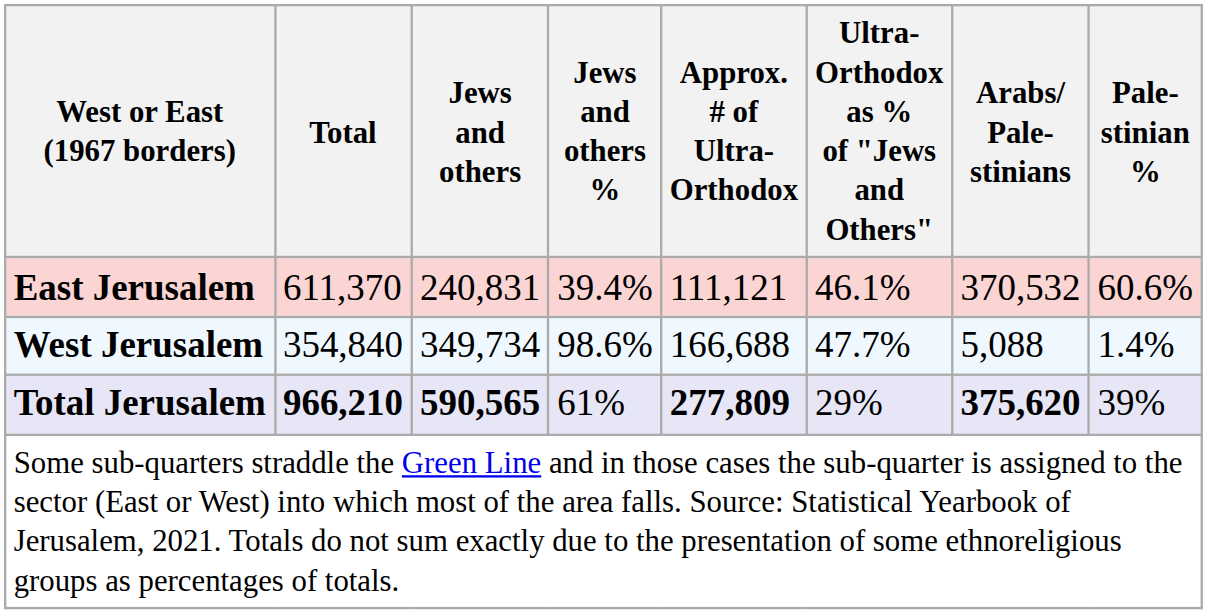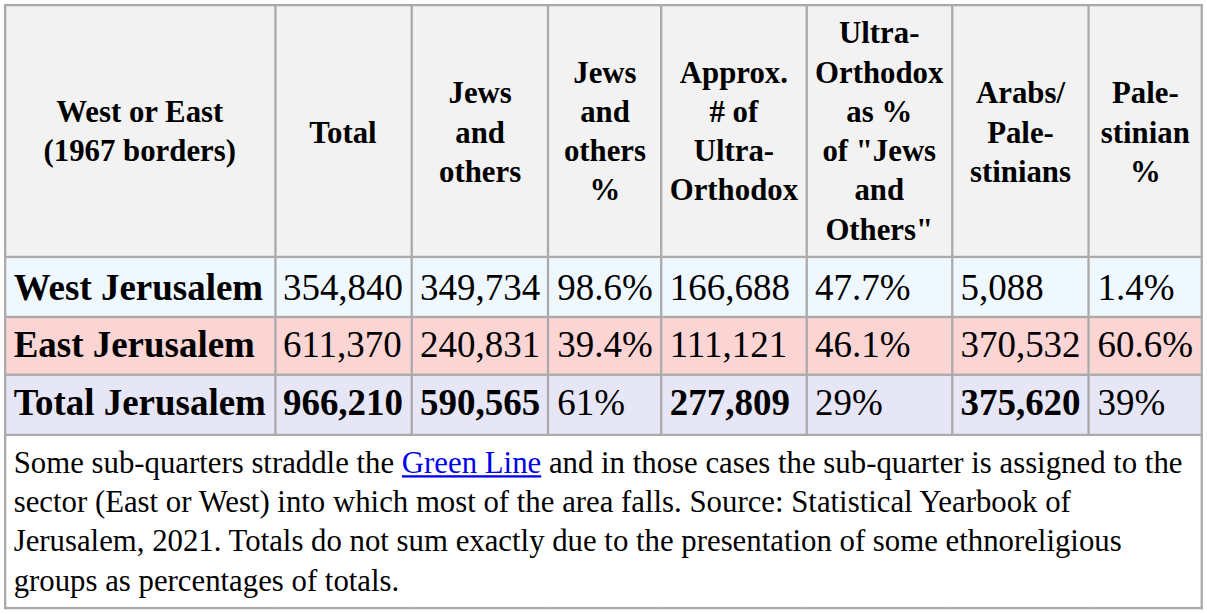rows swapped: (134, 286) <-> (138, 345)
